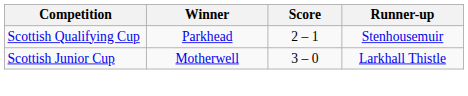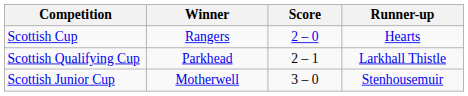+ row: (43, 36)
(402, 36) Stenhousemuir -> (402, 58) Larkhall Thistle
(402, 58) Larkhall Thistle -> (402, 79) Stenhousemuir
